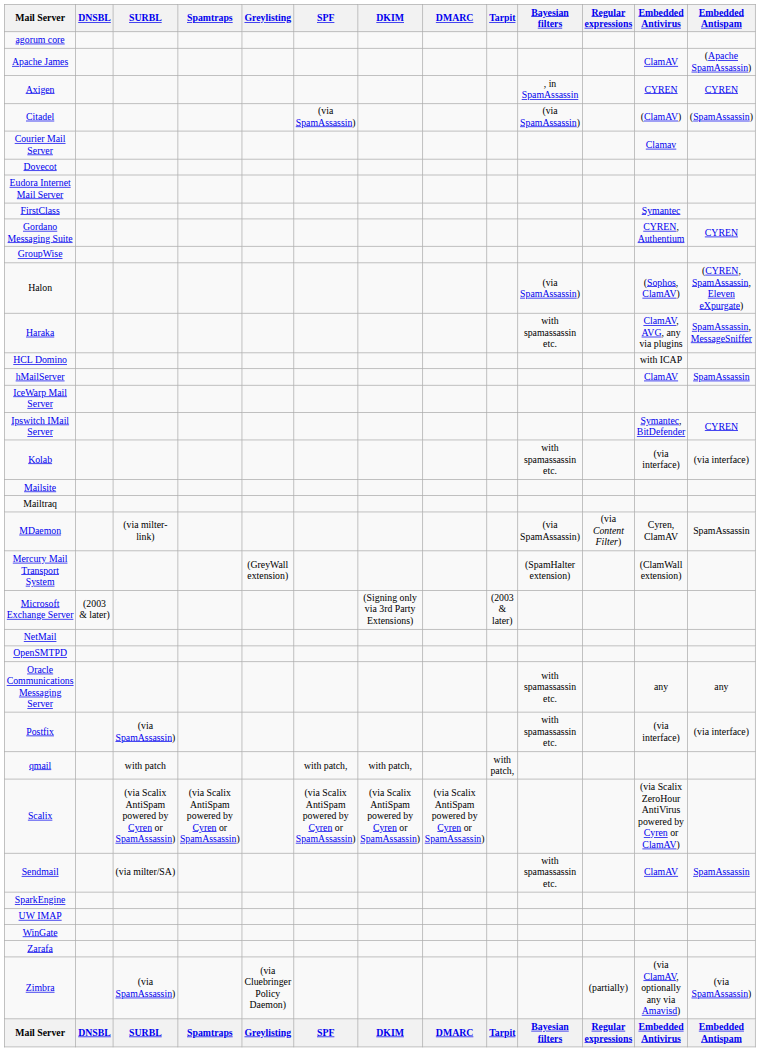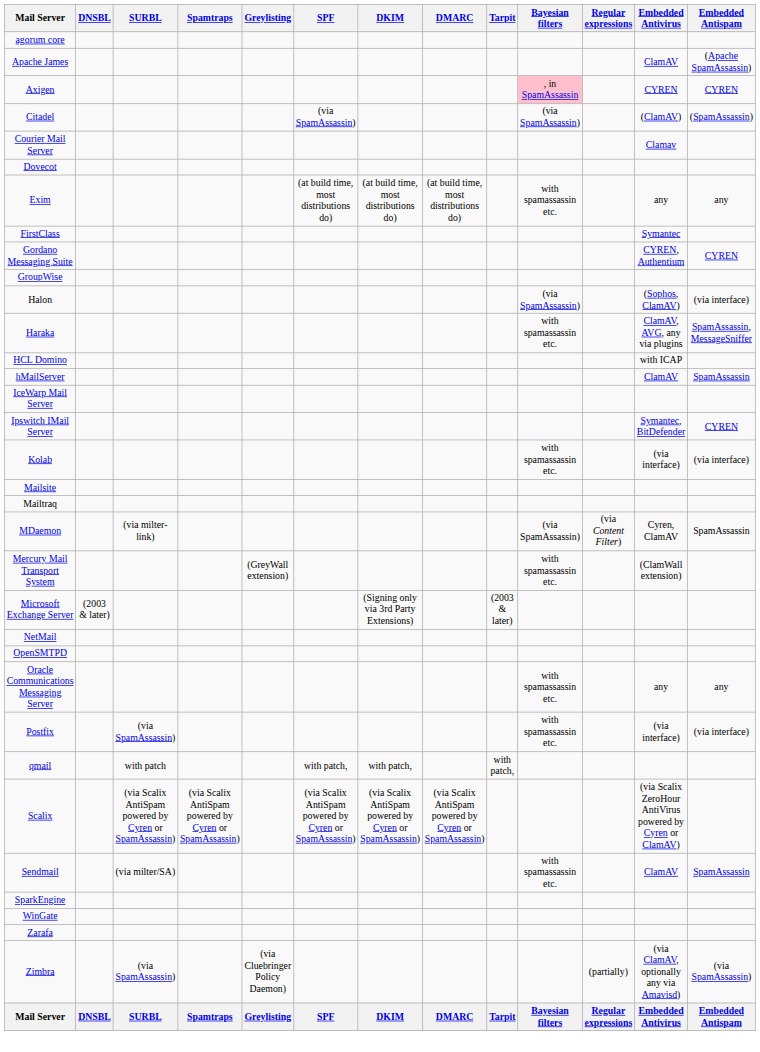(550, 89) no background -> (550, 89) pink background
- row: (40, 188)
+ row: (40, 200)
(721, 287) (CYREN, SpamAssassin, Eleven eXpurgate) -> (721, 299) (via interface)
(550, 570) (SpamHalter extension) -> (550, 570) with spamassassin etc.
- row: (40, 916)
